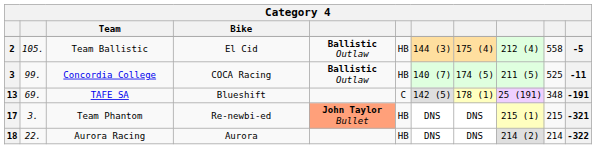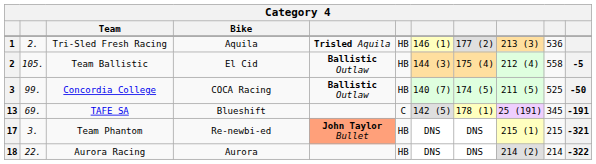+ row: (12, 44)
(578, 75) -11 -> (578, 90) -50
(555, 95) 348 -> (555, 111) 345
